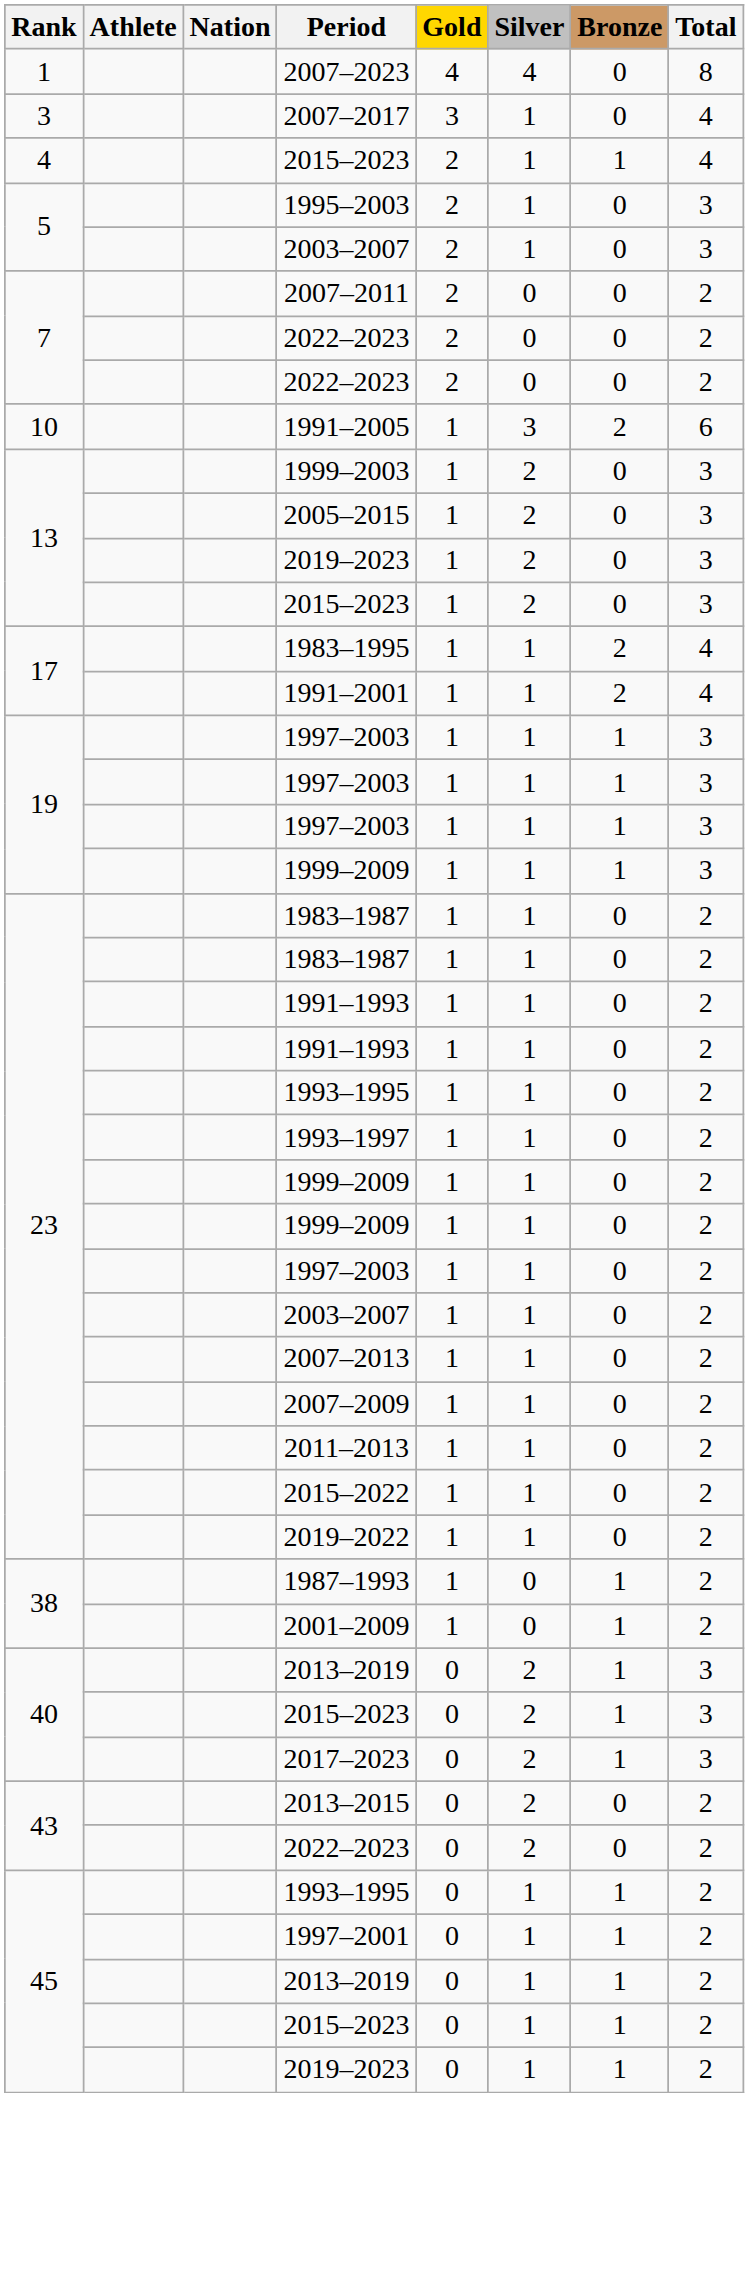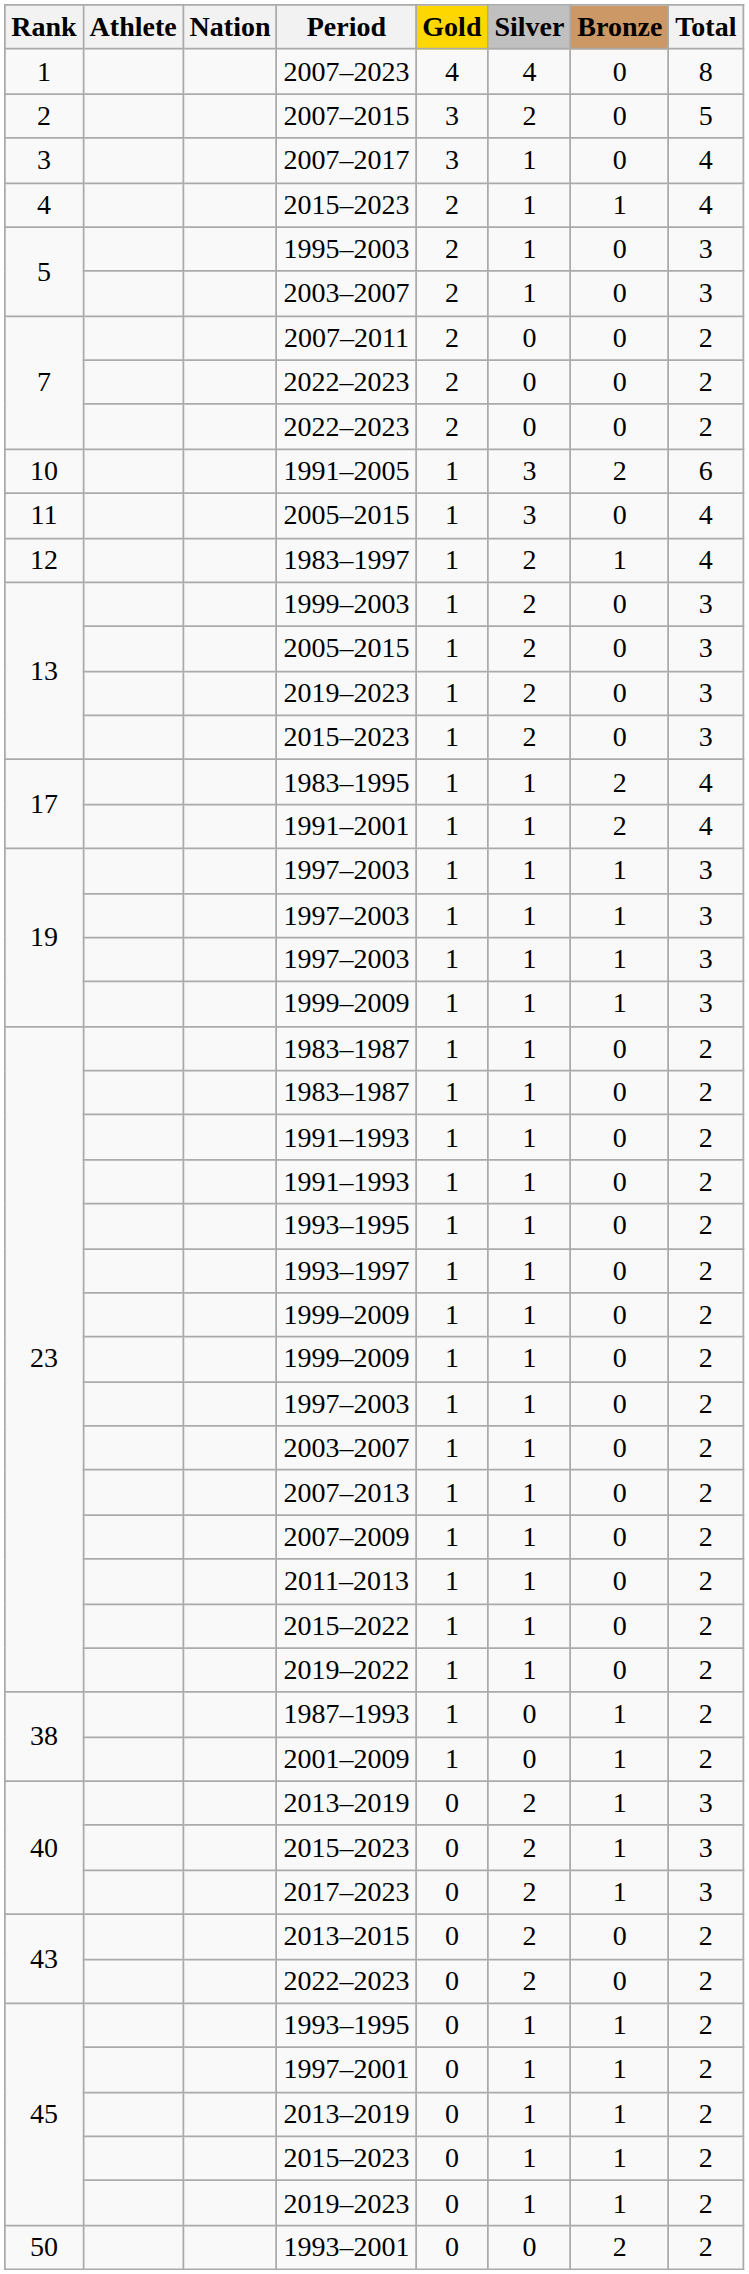+ row: (44, 115)
+ row: (44, 515)
+ row: (44, 559)
+ row: (44, 2247)
